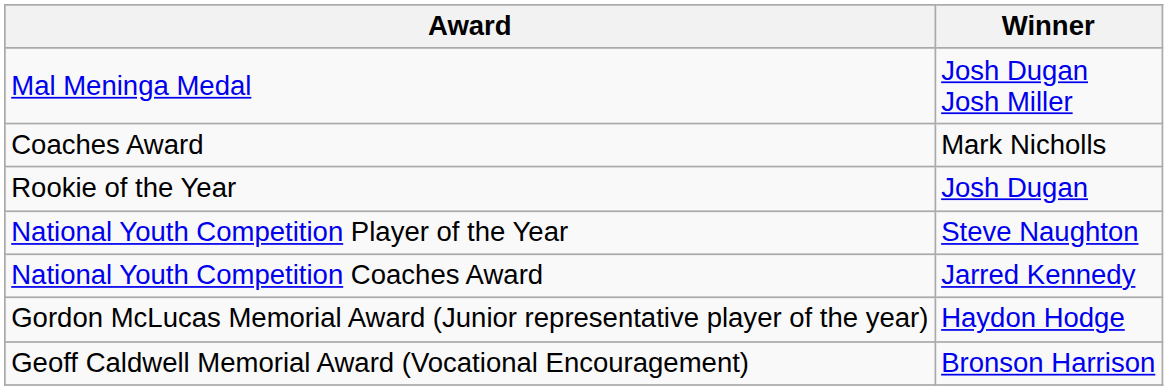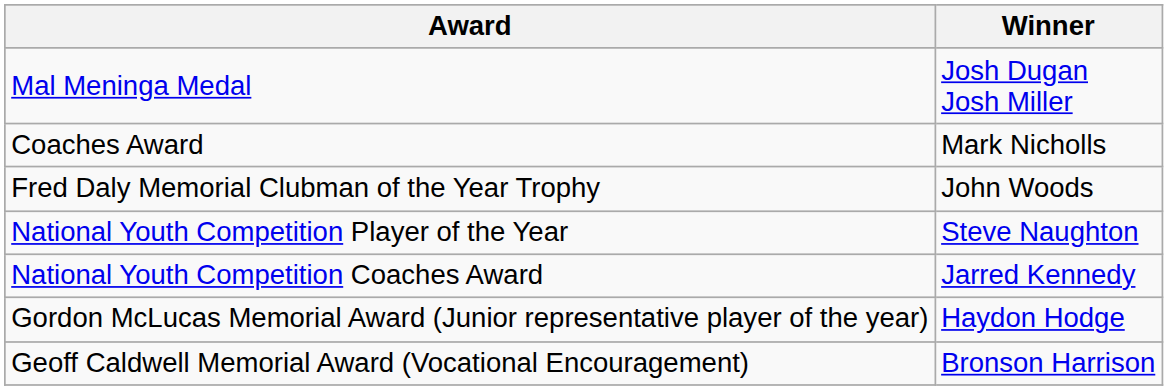- row: (124, 188)
+ row: (306, 188)
